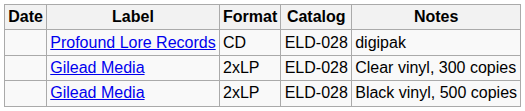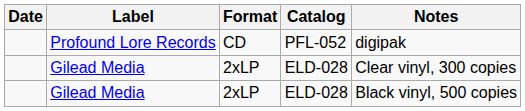(316, 42) ELD-028 -> (315, 42) PFL-052
